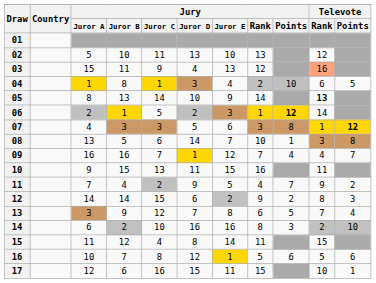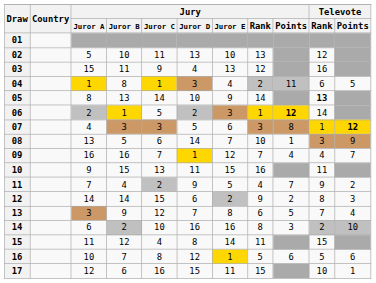(322, 69) lightsalmon background -> (322, 69) no background
(291, 84) 10 -> (291, 84) 11
(353, 141) 8 -> (353, 141) 9
